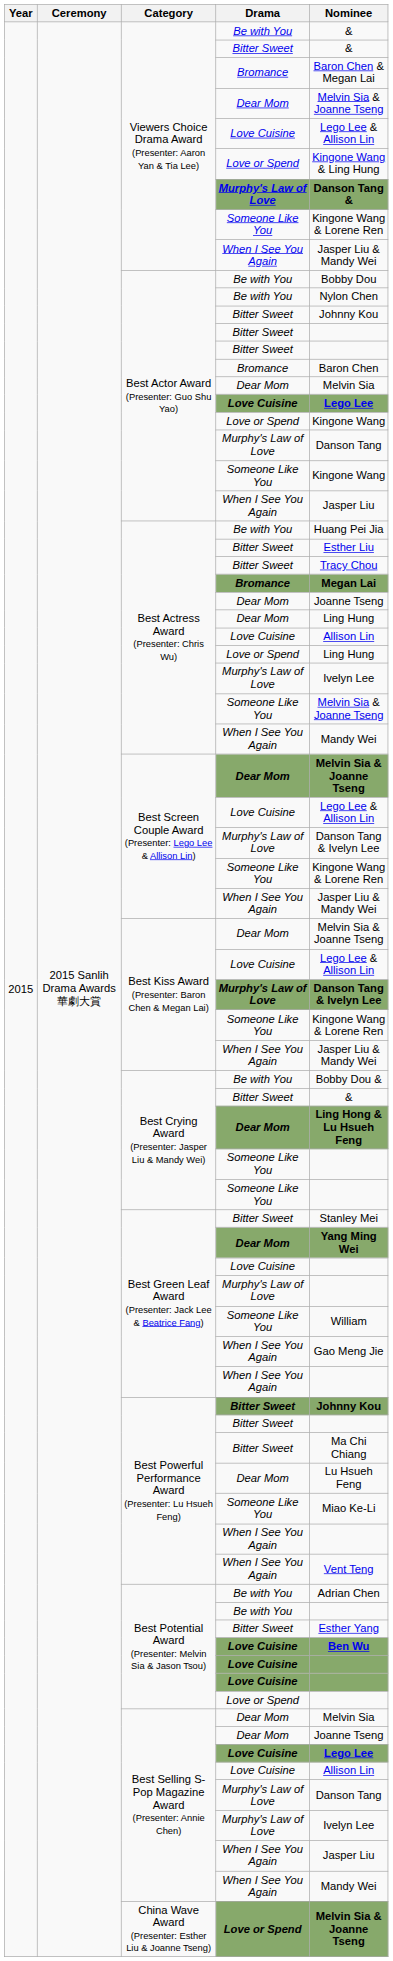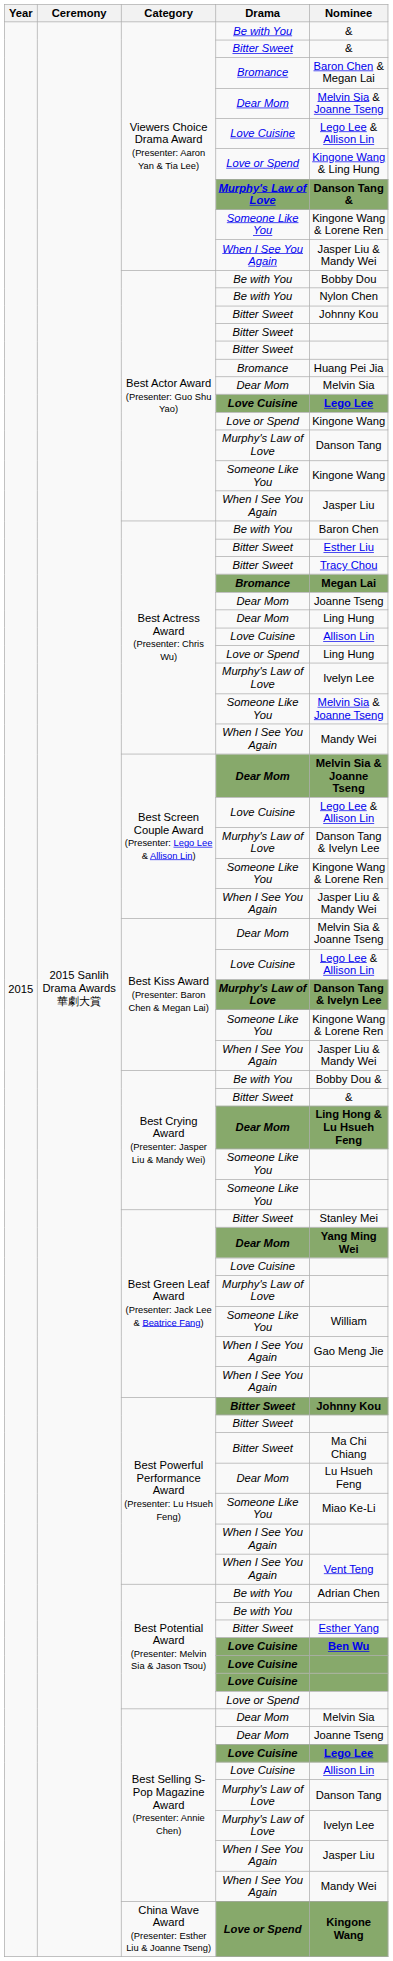(349, 368) Baron Chen -> (349, 368) Huang Pei Jia
(349, 530) Huang Pei Jia -> (349, 530) Baron Chen
(349, 1929) Melvin Sia & Joanne Tseng -> (349, 1929) Kingone Wang
